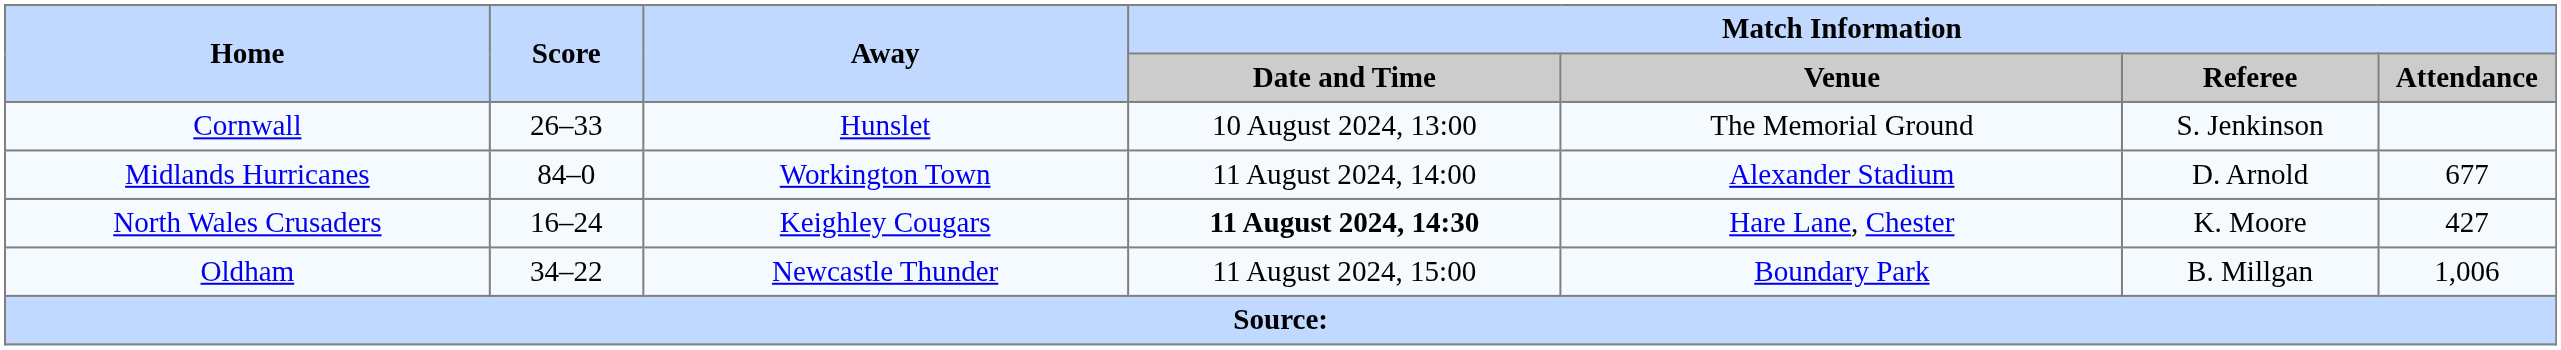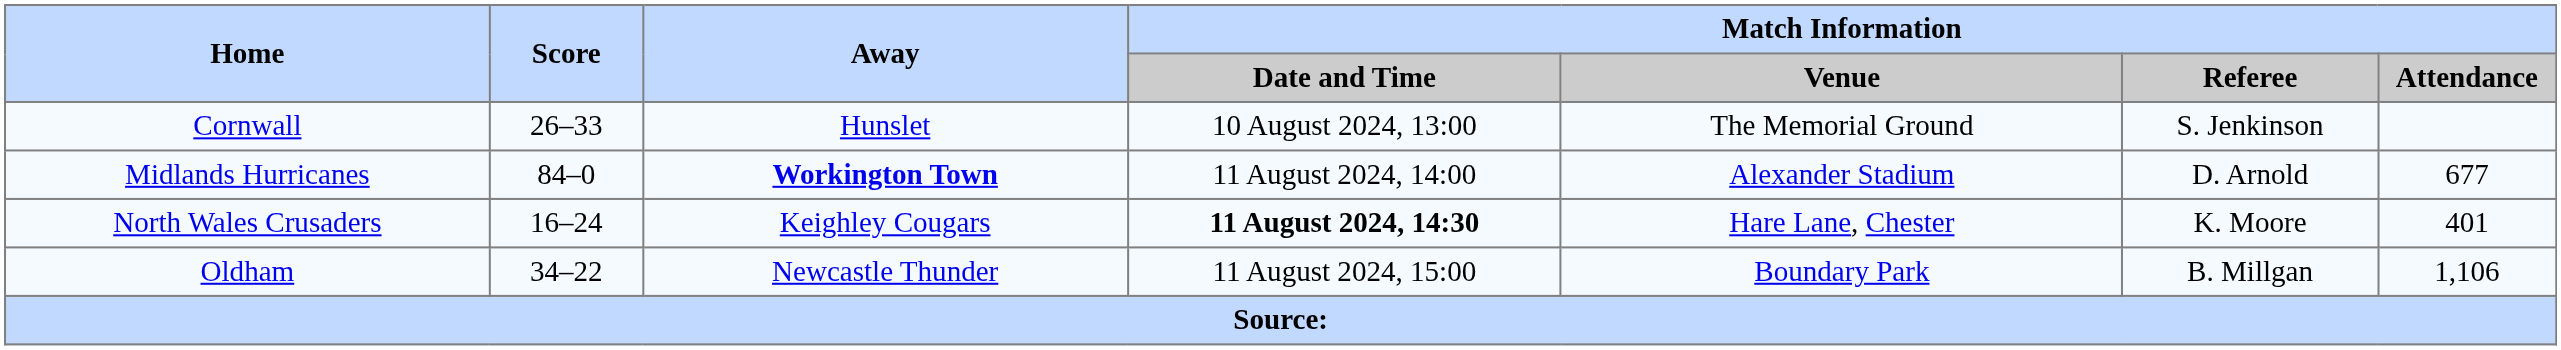(885, 174) normal -> (885, 174) bold
(2467, 222) 427 -> (2467, 222) 401
(2467, 271) 1,006 -> (2467, 271) 1,106
